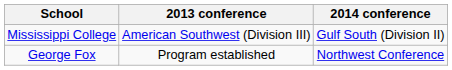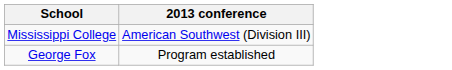- column: (381, 14)
